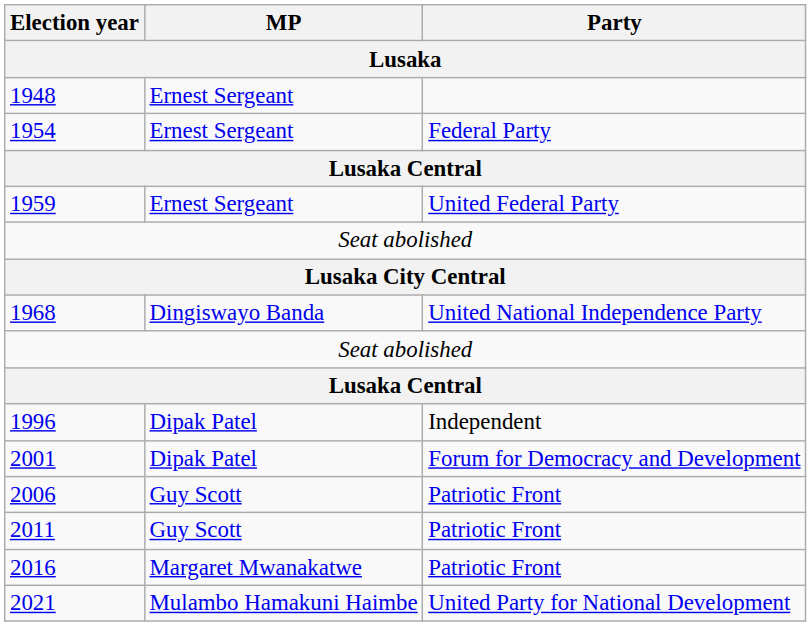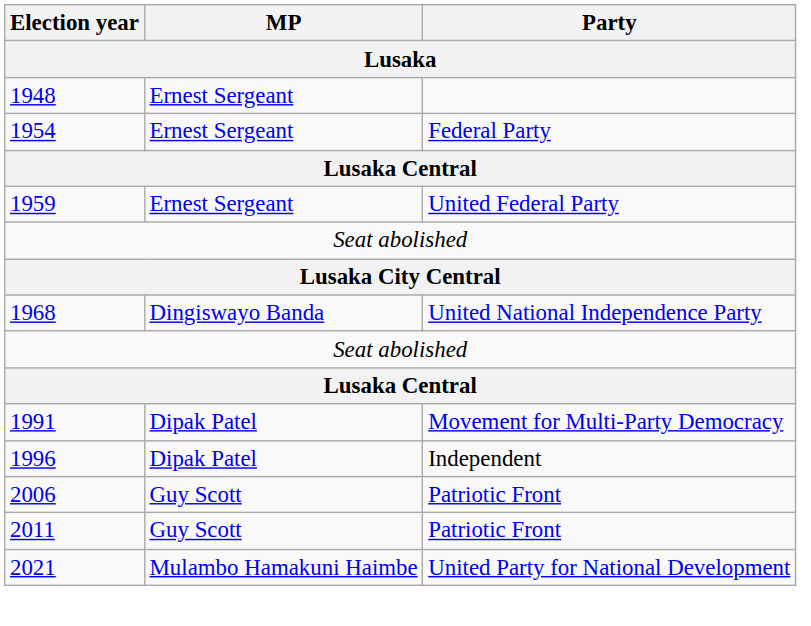+ row: (33, 421)
- row: (33, 458)
- row: (33, 566)
